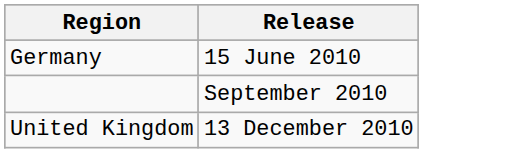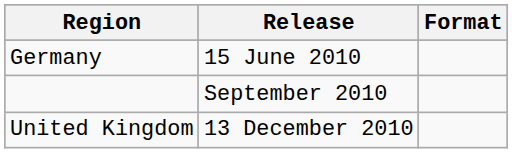+ column: (463, 23)
